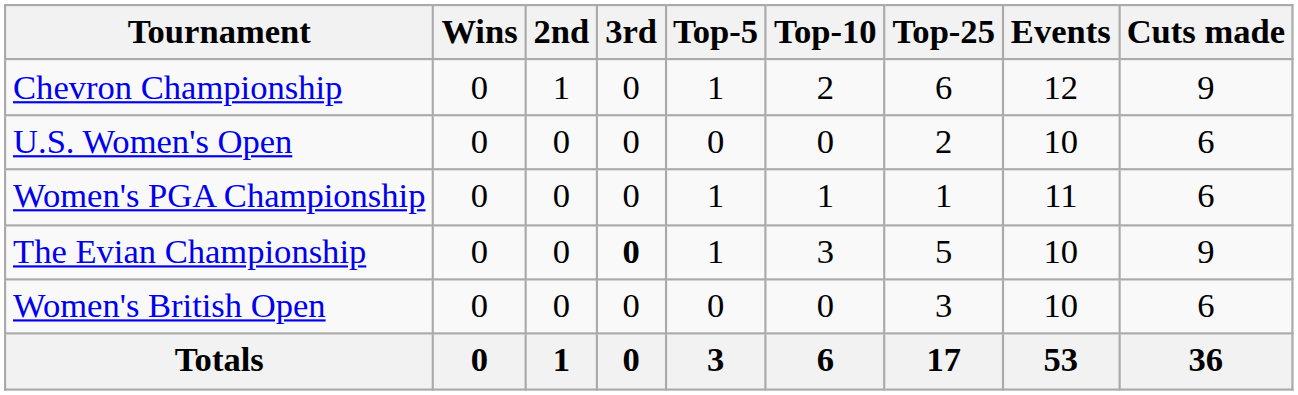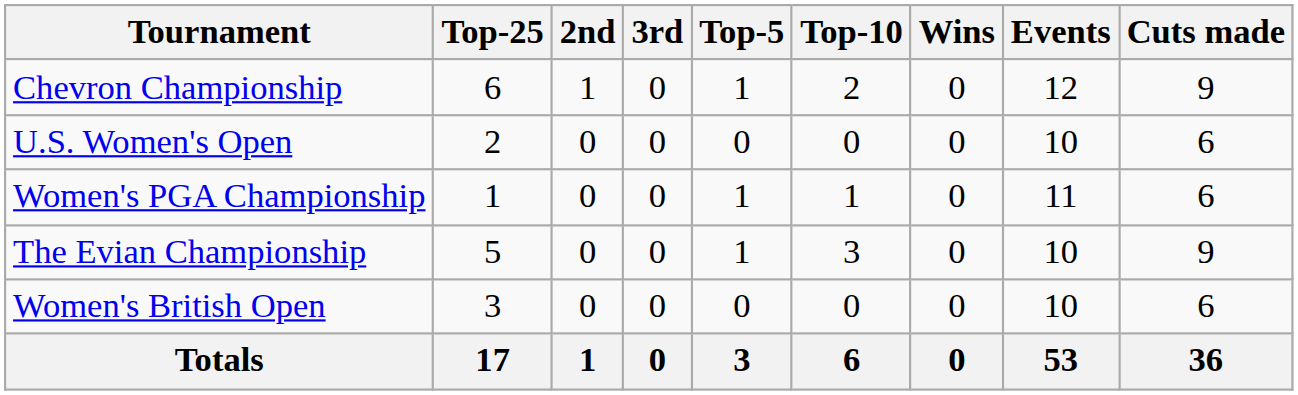columns swapped: (480, 31) <-> (944, 31)
(631, 251) bold -> (657, 251) normal
